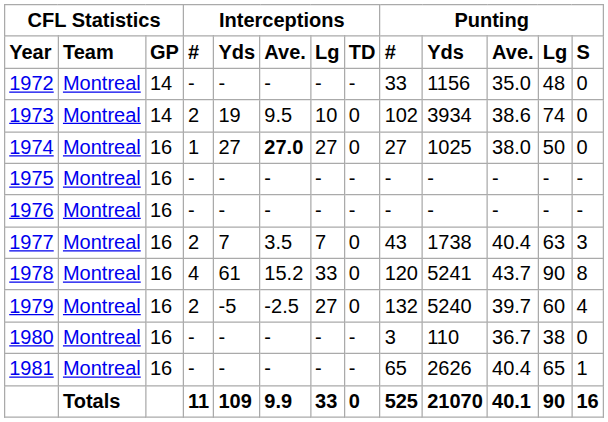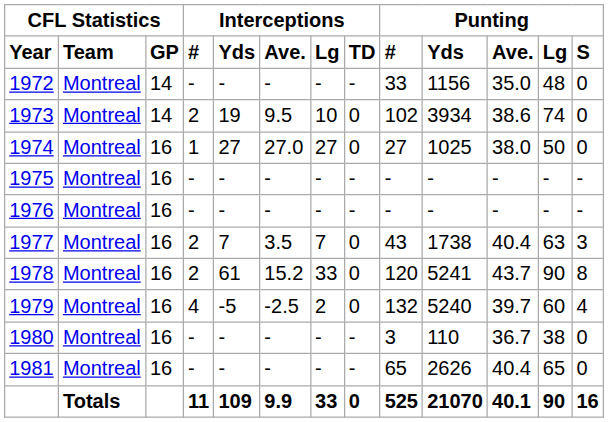(284, 147) bold -> (284, 147) normal
(194, 274) 4 -> (194, 274) 2
(194, 305) 2 -> (194, 305) 4
(326, 305) 27 -> (321, 305) 2
(582, 369) 1 -> (582, 369) 0
